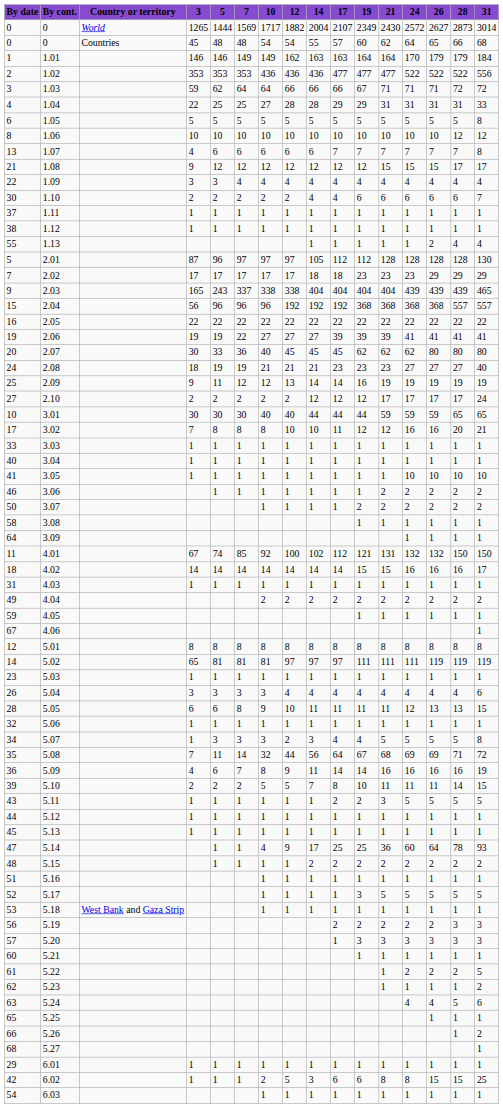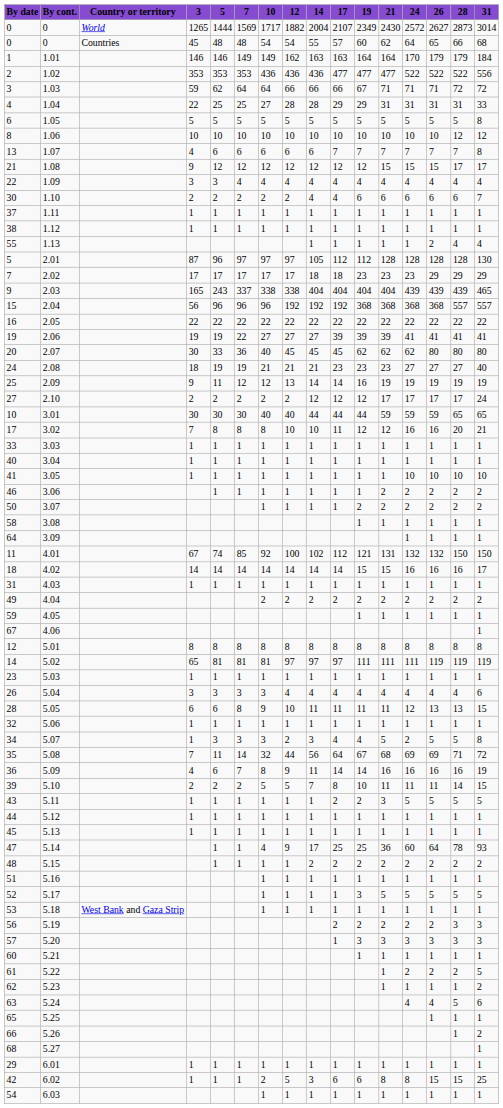(407, 739) 5 -> (407, 739) 2
